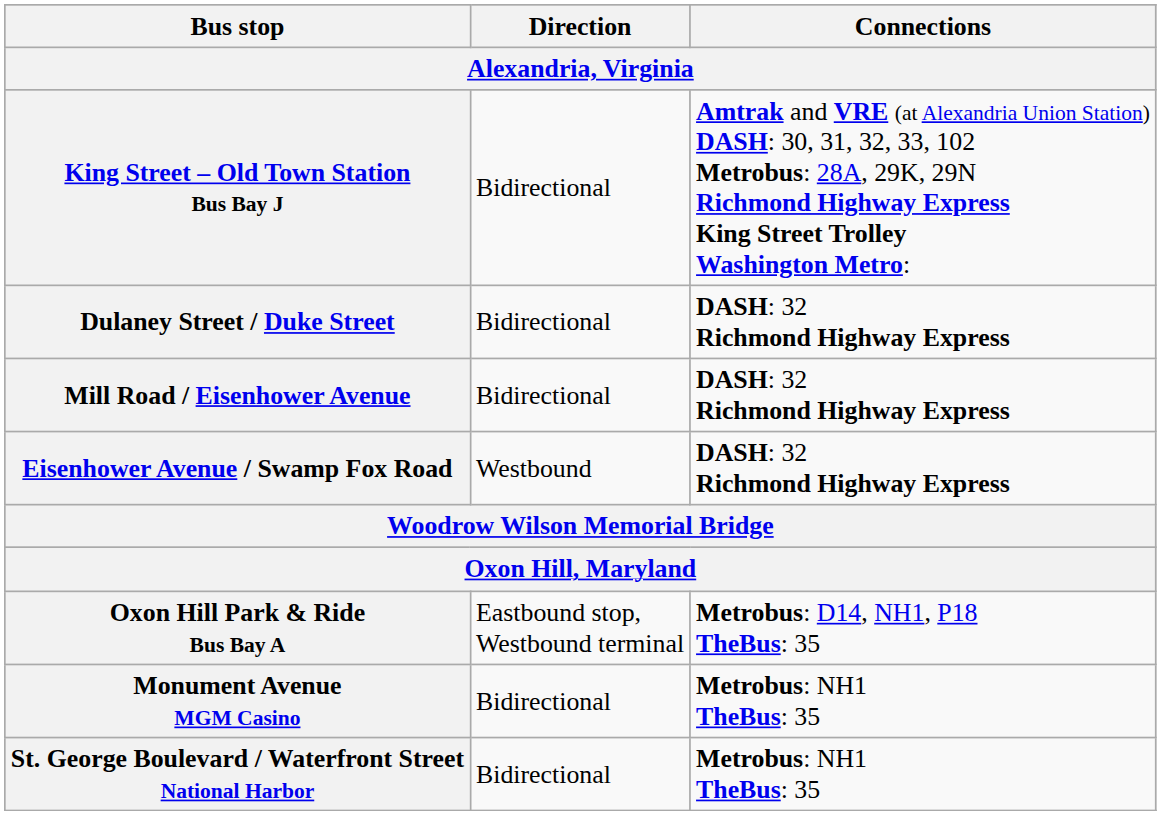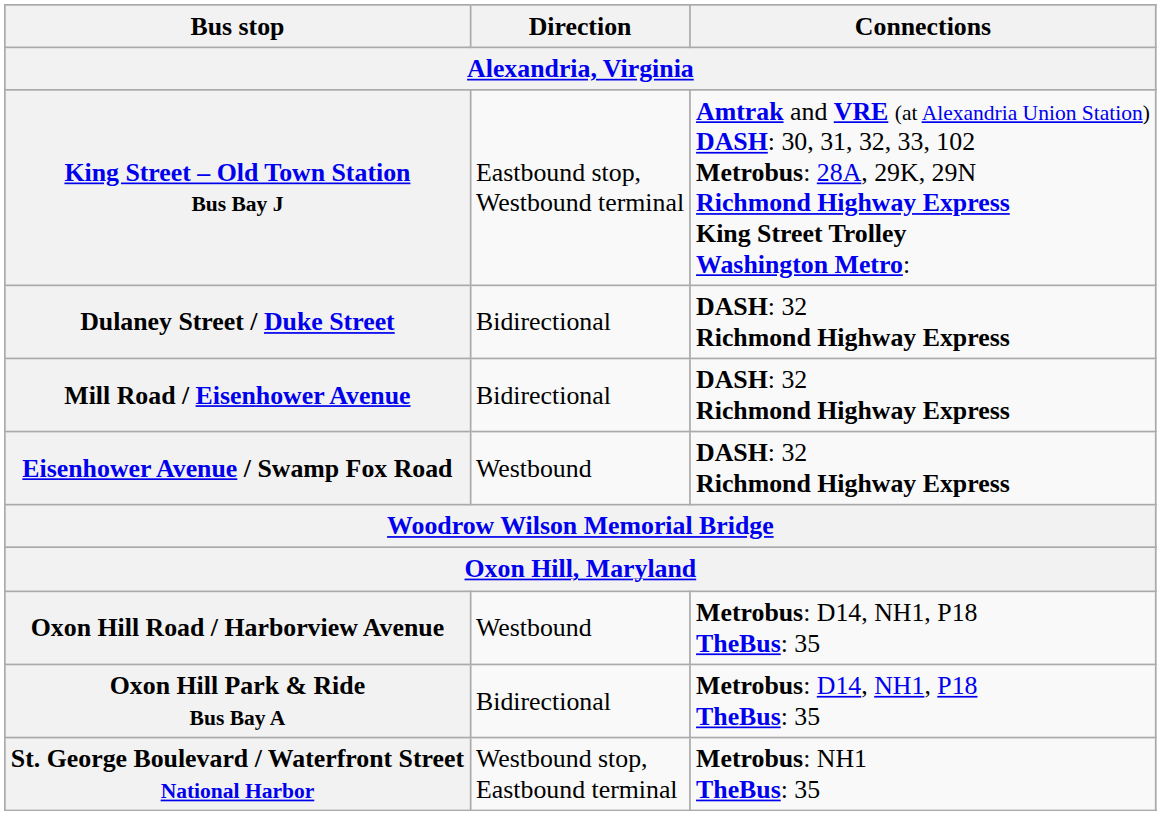(543, 187) Bidirectional -> (580, 187) Eastbound stop, Westbound terminal
+ row: (237, 626)
(580, 626) Eastbound stop, Westbound terminal -> (543, 700) Bidirectional
- row: (237, 700)
(543, 773) Bidirectional -> (577, 773) Westbound stop, Eastbound terminal
